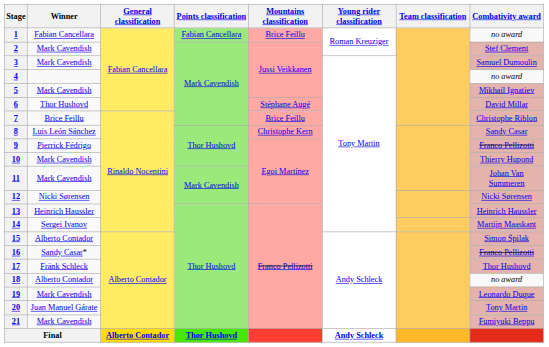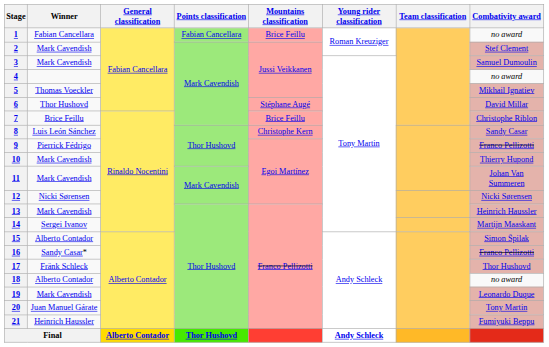(64, 90) Mark Cavendish -> (64, 90) Thomas Voeckler
(64, 211) Heinrich Haussler -> (64, 211) Mark Cavendish
(64, 322) Mark Cavendish -> (64, 322) Heinrich Haussler
